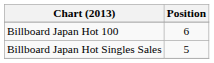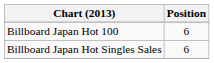(186, 49) 5 -> (186, 49) 6
